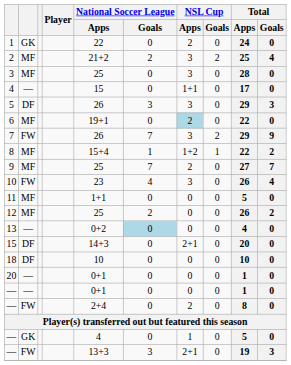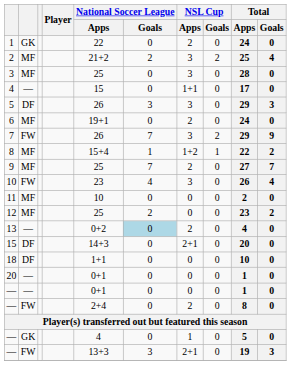(190, 120) lightblue background -> (190, 120) no background
(244, 120) 22 -> (244, 120) 24
(99, 197) 1+1 -> (99, 197) 10
(244, 197) 5 -> (244, 197) 2
(244, 213) 26 -> (244, 213) 23
(190, 228) 0 -> (190, 228) 2
(99, 259) 10 -> (99, 259) 1+1
